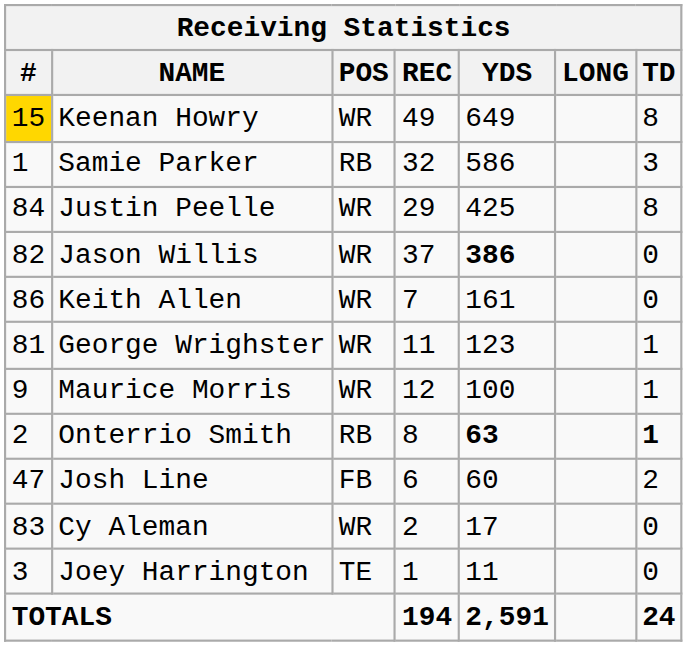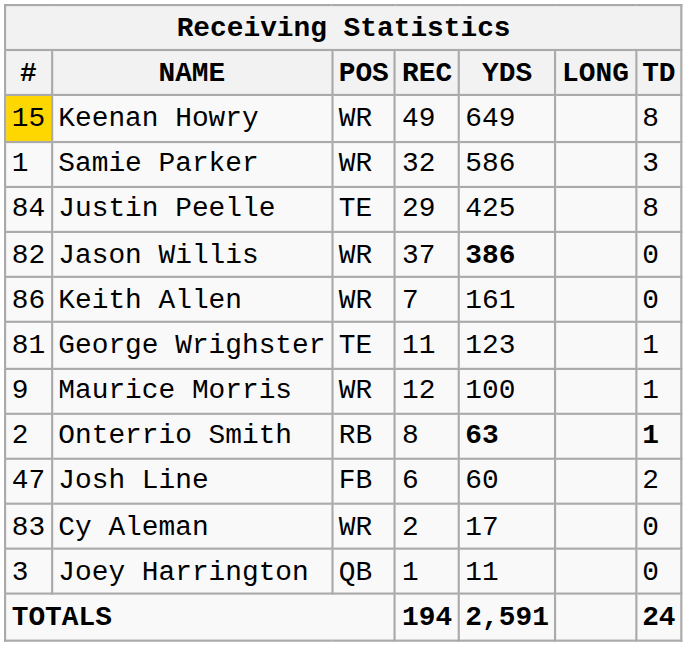(355, 164) RB -> (355, 164) WR
(355, 209) WR -> (355, 209) TE
(355, 345) WR -> (355, 345) TE
(355, 572) TE -> (355, 572) QB
